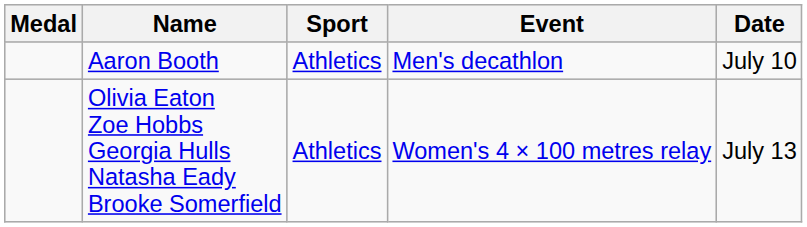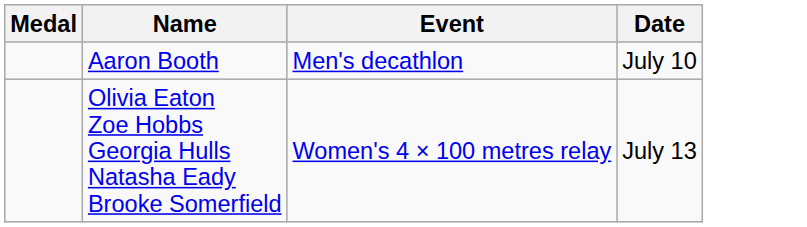- column: (337, 24)
